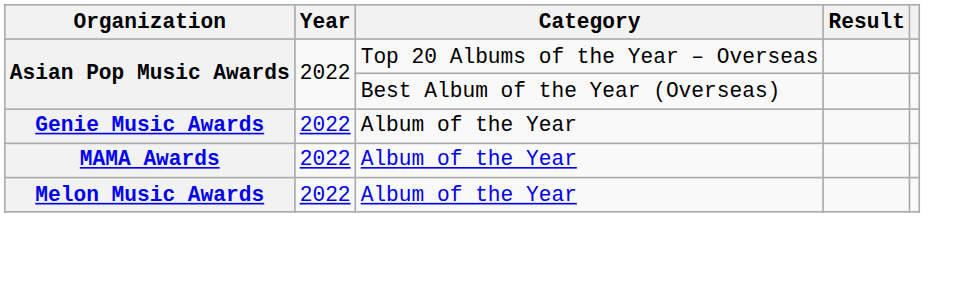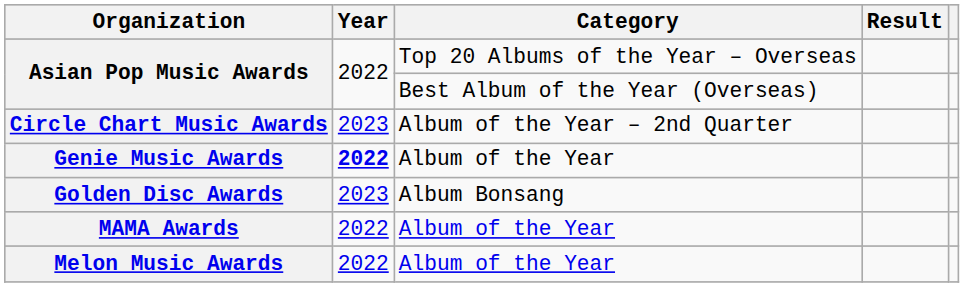+ row: (169, 126)
(325, 126) normal -> (363, 160) bold
+ row: (169, 195)
